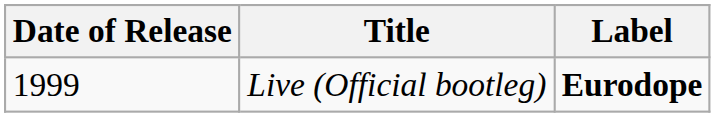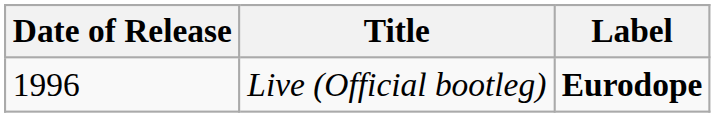(46, 84) 1999 -> (46, 84) 1996
